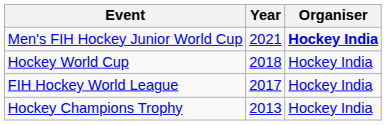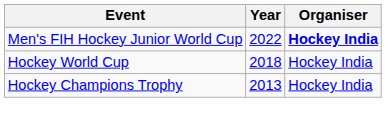(265, 39) 2021 -> (265, 39) 2022
- row: (93, 85)
